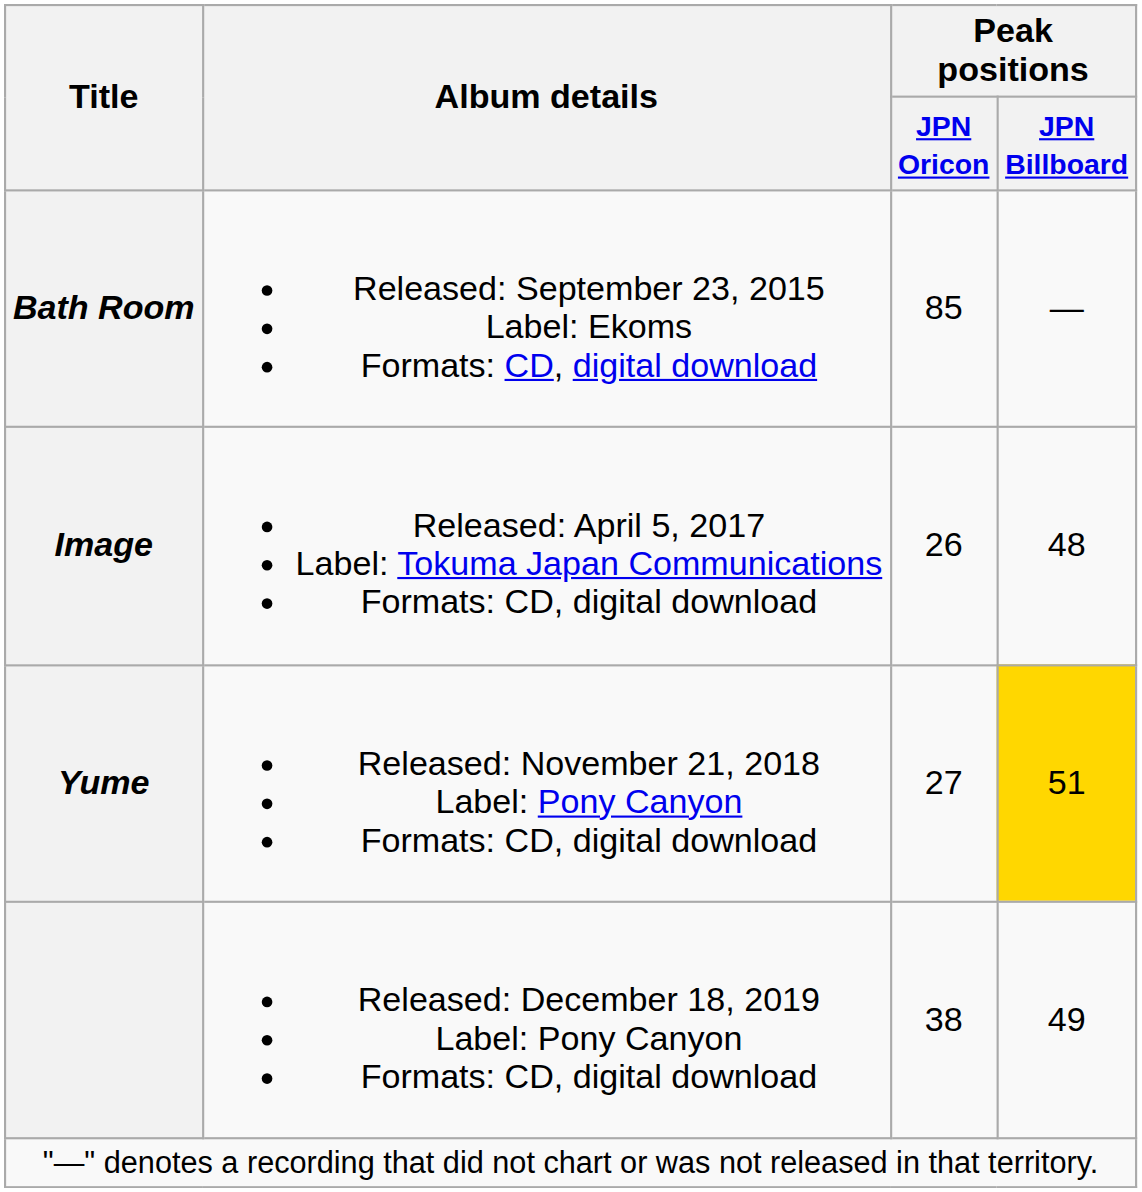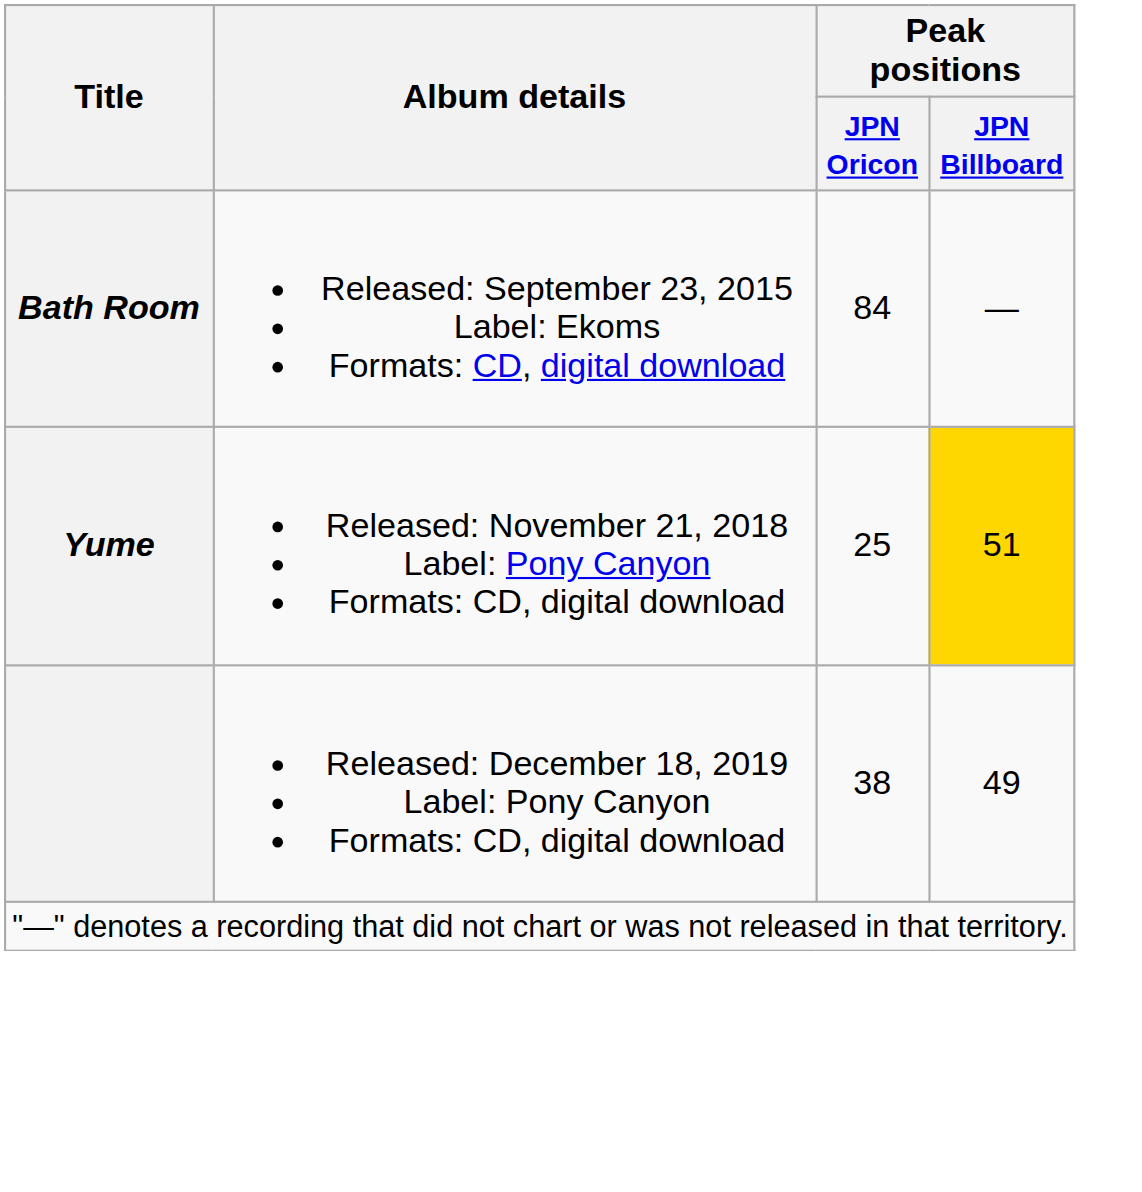(944, 307) 85 -> (872, 307) 84
- row: (104, 545)
(944, 782) 27 -> (872, 545) 25
